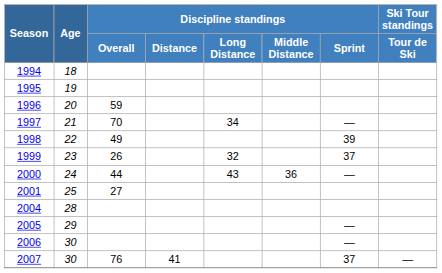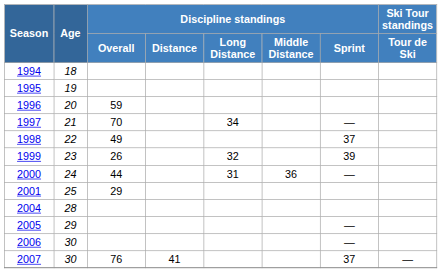(349, 140) 39 -> (349, 140) 37
(349, 157) 37 -> (349, 157) 39
(233, 174) 43 -> (233, 174) 31
(116, 191) 27 -> (116, 191) 29
